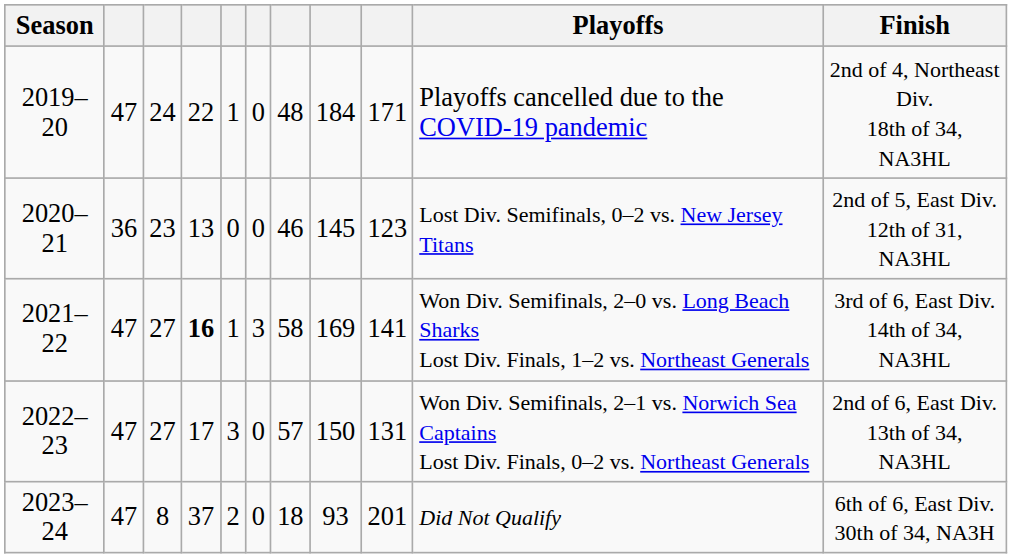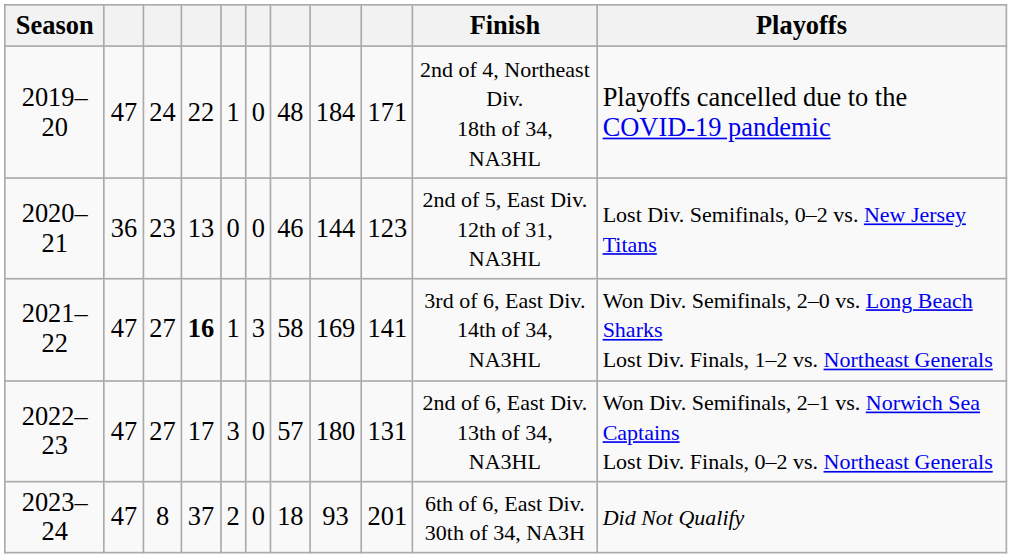columns swapped: (915, 25) <-> (618, 25)
(336, 227) 145 -> (336, 227) 144
(336, 430) 150 -> (336, 430) 180
